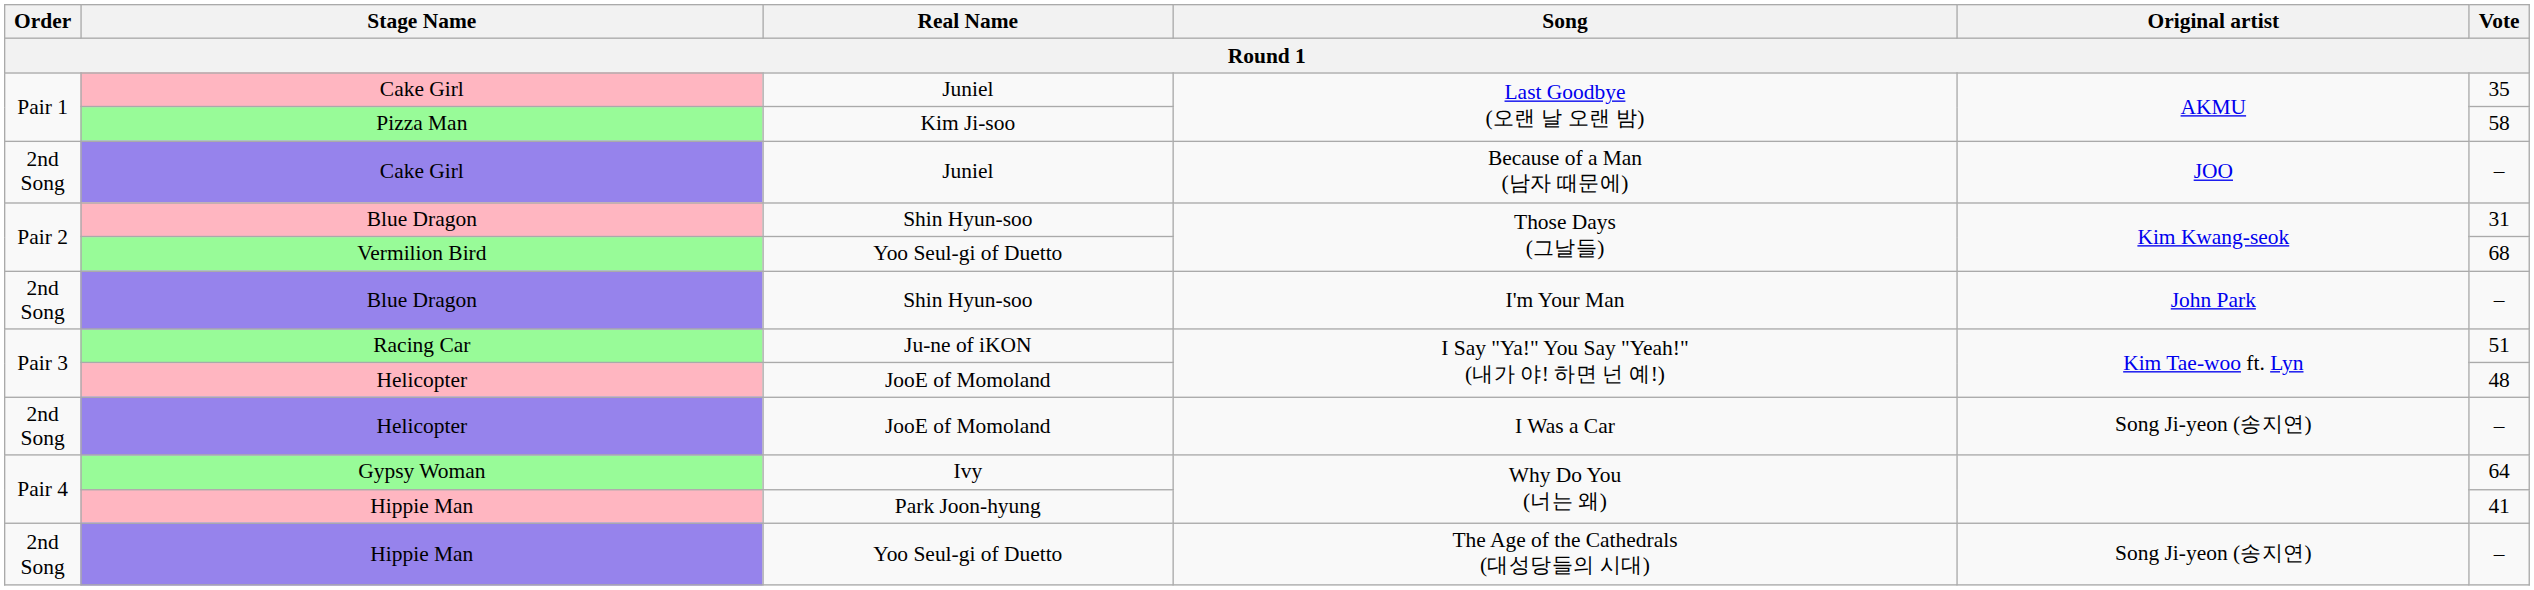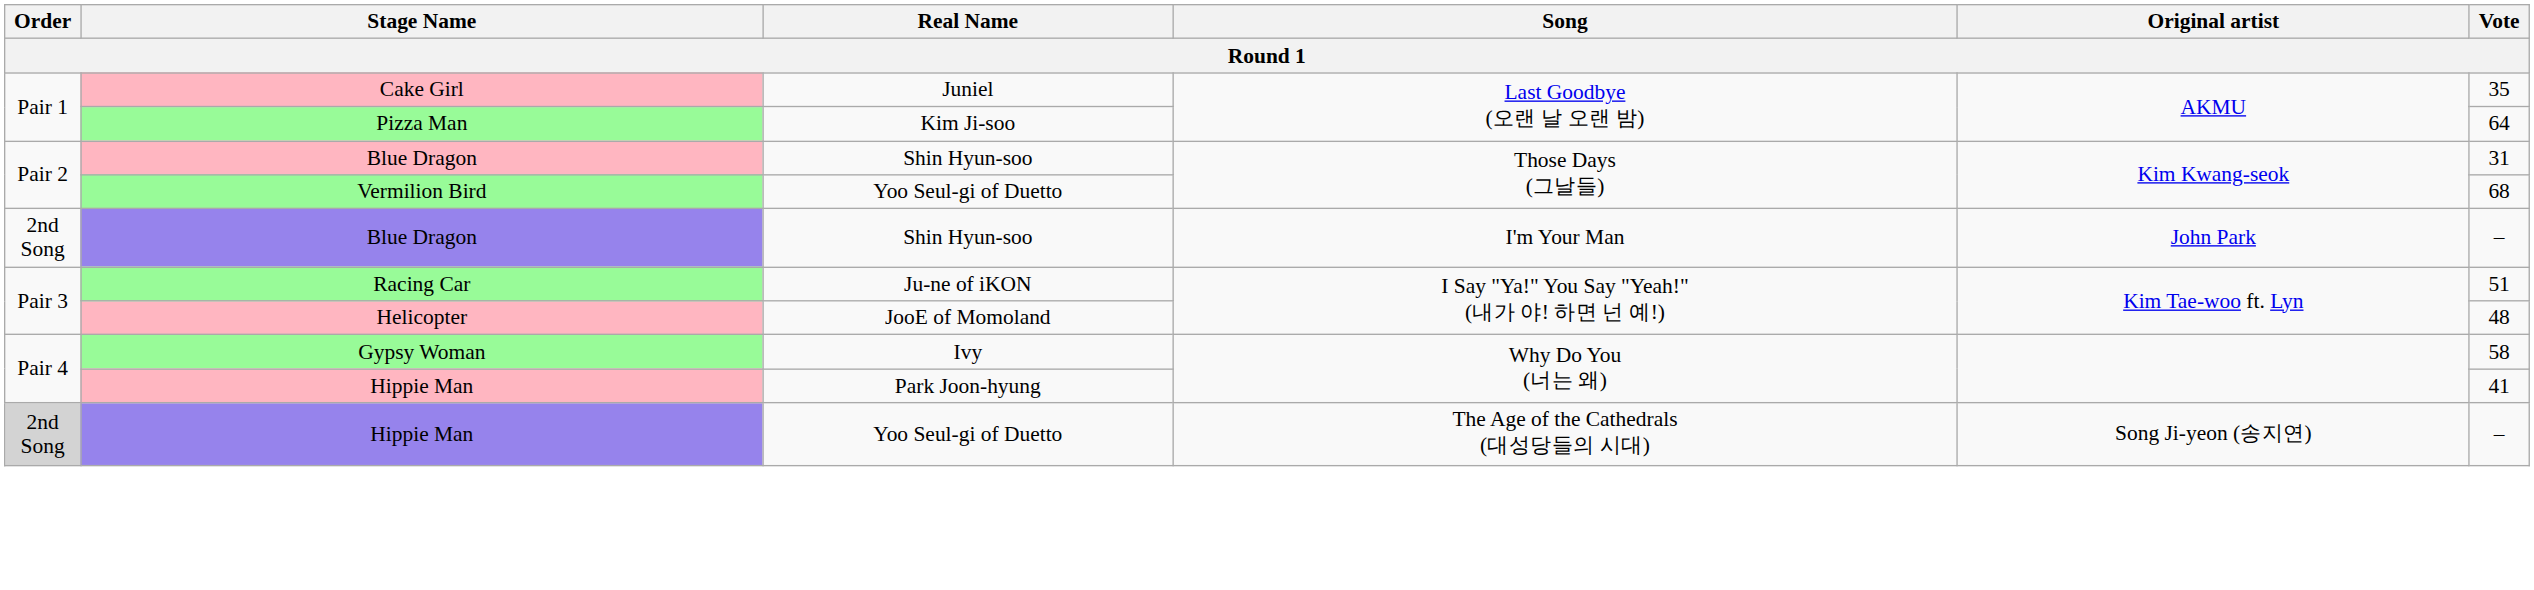(2499, 123) 58 -> (2499, 123) 64
- row: (422, 171)
- row: (422, 425)
(2499, 471) 64 -> (2499, 351) 58
(43, 553) no background -> (43, 433) lightgrey background
